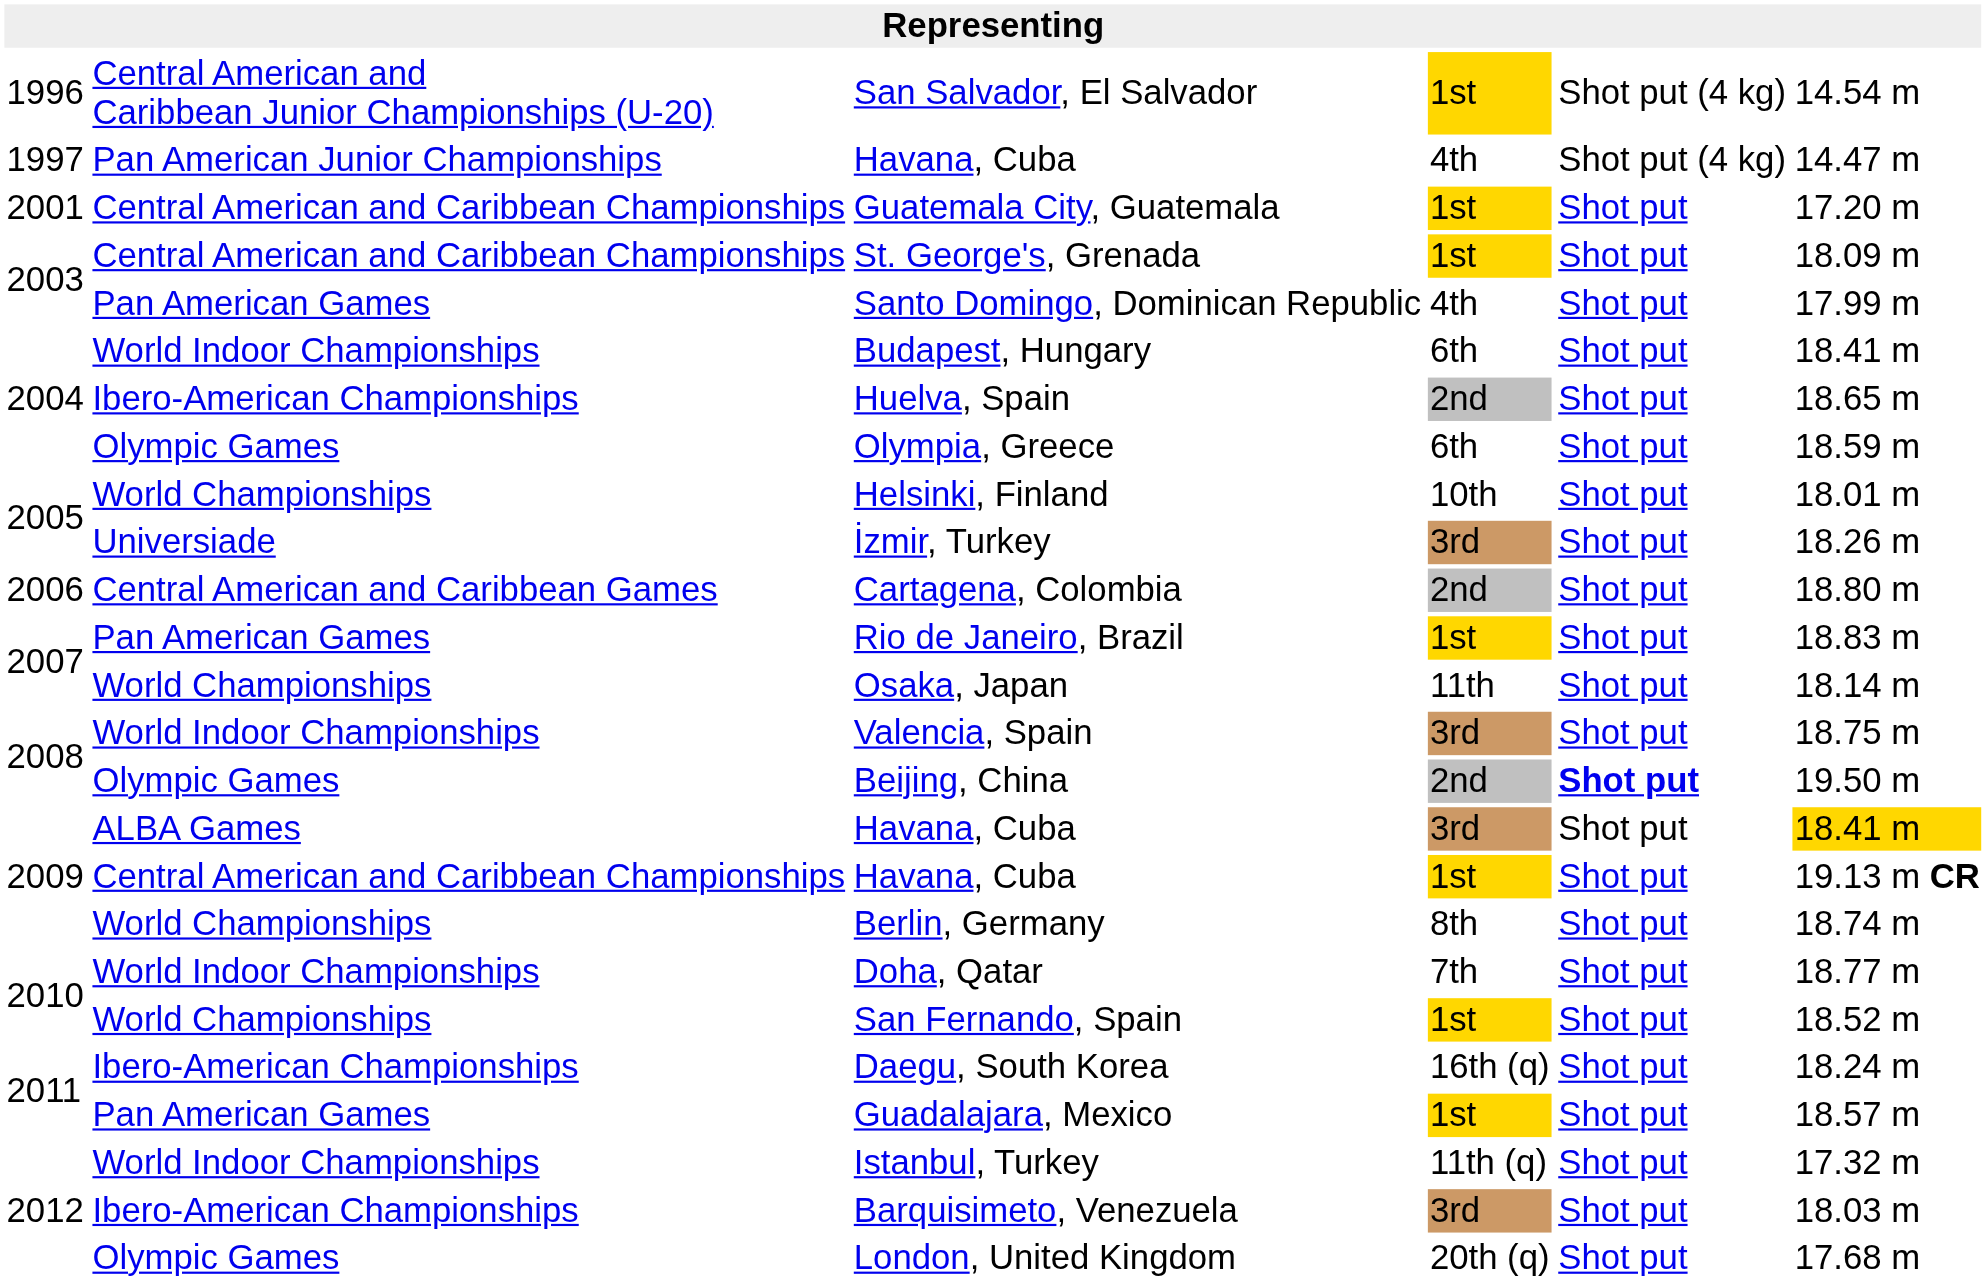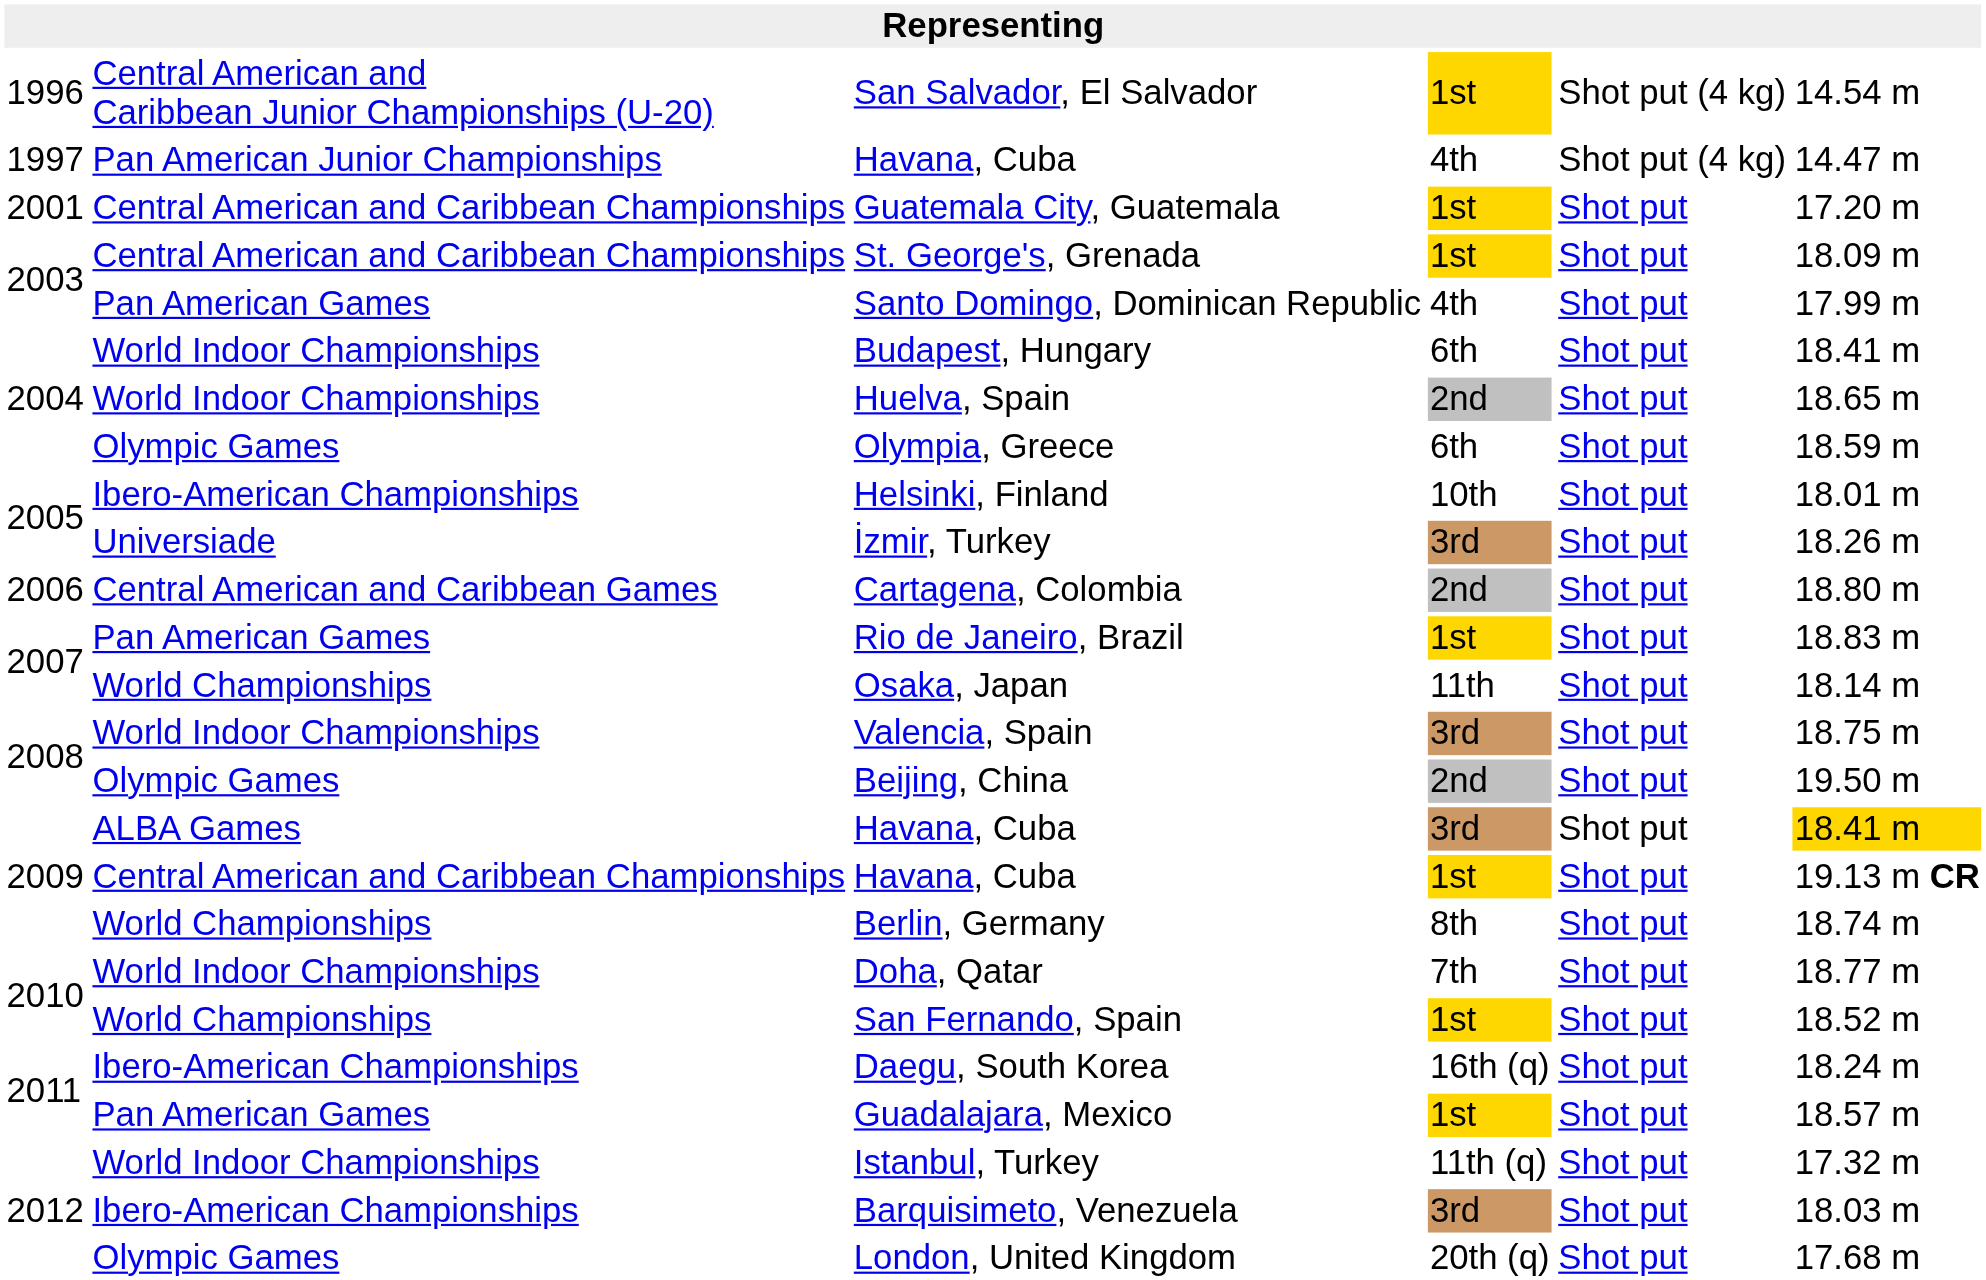(336, 398) Ibero-American Championships -> (316, 398) World Indoor Championships
(262, 494) World Championships -> (336, 494) Ibero-American Championships
(1629, 780) bold -> (1623, 780) normal
